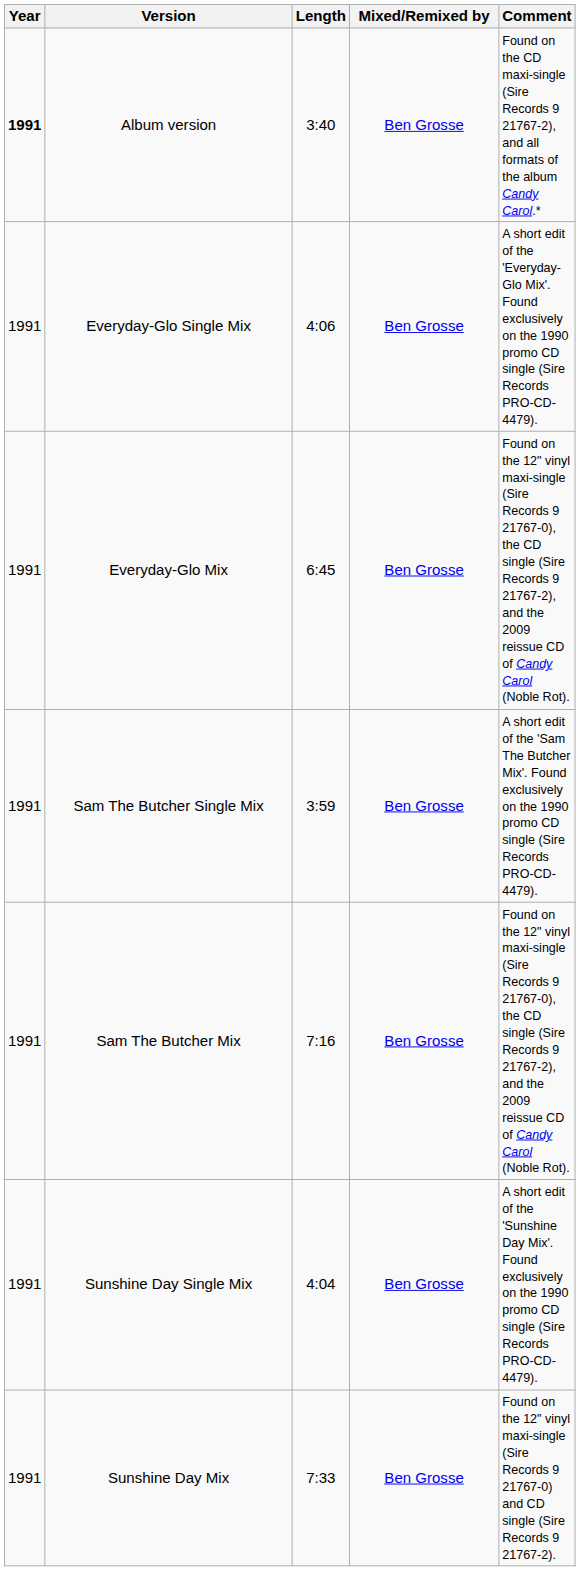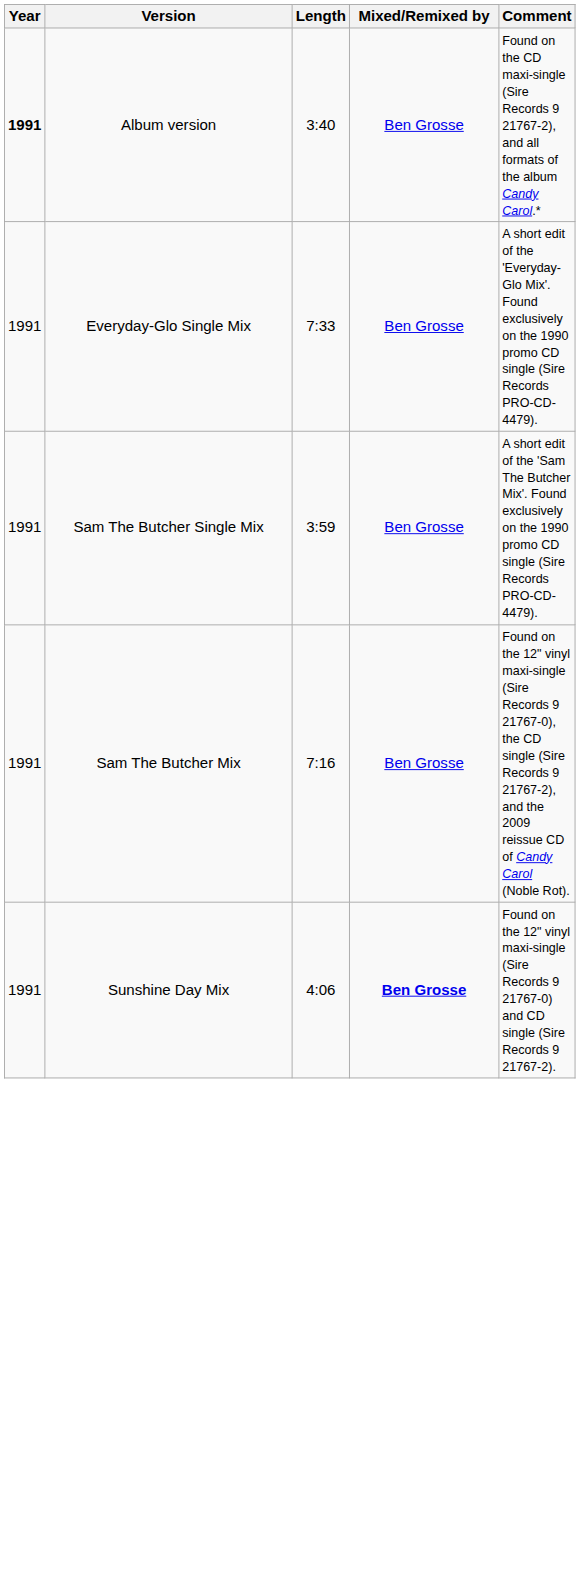(321, 326) 4:06 -> (321, 326) 7:33
- row: (169, 570)
- row: (169, 1284)
(321, 1477) 7:33 -> (321, 990) 4:06
(424, 1477) normal -> (424, 990) bold
